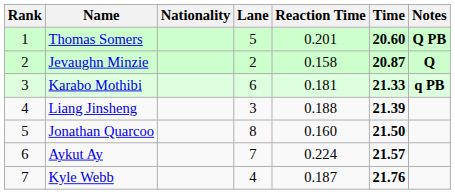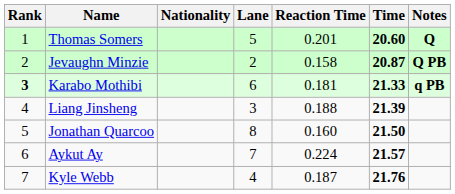(429, 39) Q PB -> (429, 39) Q
(429, 62) Q -> (429, 62) Q PB
(25, 85) normal -> (25, 85) bold
